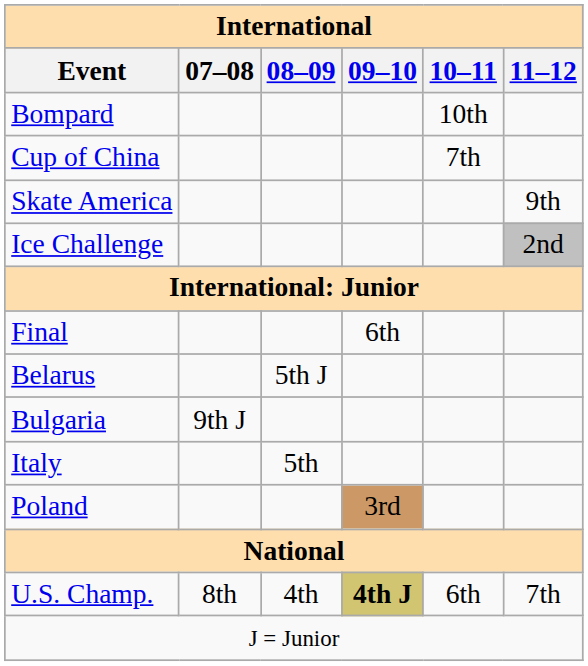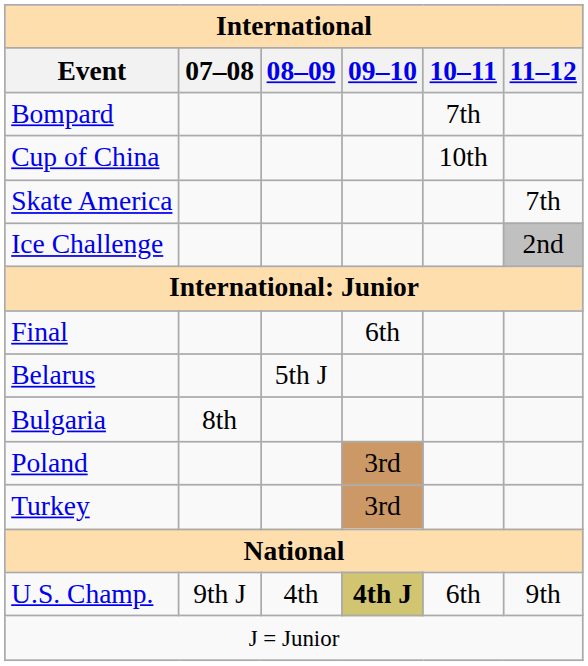(463, 113) 10th -> (463, 113) 7th
(463, 157) 7th -> (463, 157) 10th
(543, 200) 9th -> (543, 200) 7th
(220, 419) 9th J -> (220, 419) 8th
- row: (36, 462)
+ row: (50, 506)
(220, 593) 8th -> (220, 593) 9th J
(543, 593) 7th -> (543, 593) 9th
